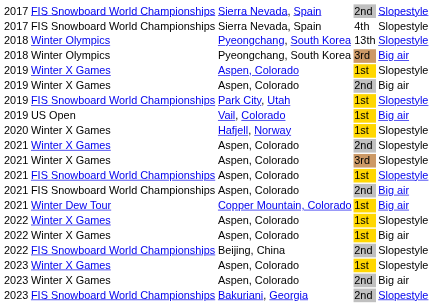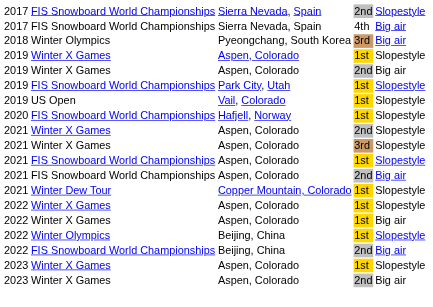(403, 26) Slopestyle -> (391, 26) Big air
- row: (284, 41)
(394, 116) Big air -> (400, 101) Slopestyle
(71, 130) Winter X Games -> (123, 116) FIS Snowboard World Championships
(394, 205) Big air -> (400, 190) Slopestyle
+ row: (252, 235)
(403, 250) Slopestyle -> (391, 250) Big air
- row: (263, 295)
